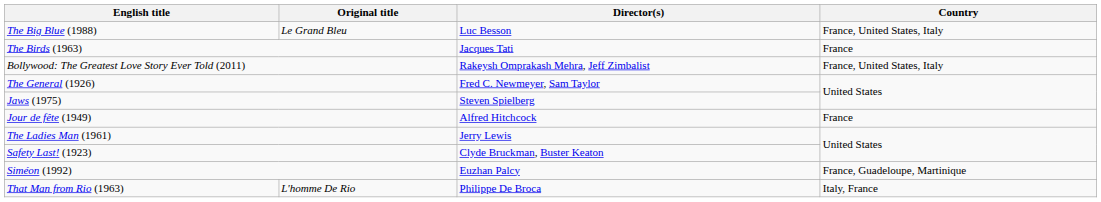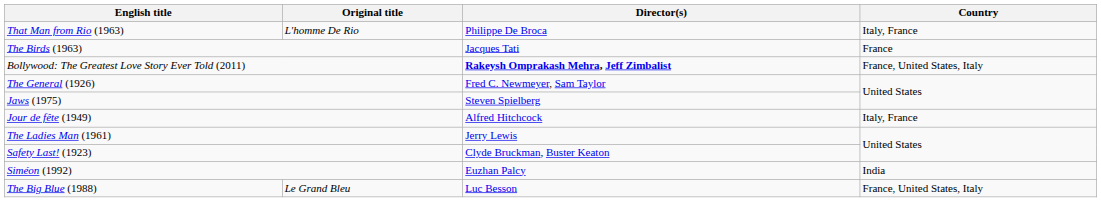rows swapped: (52, 30) <-> (65, 188)
(555, 65) normal -> (568, 65) bold
(838, 118) France -> (890, 118) Italy, France
(895, 170) France, Guadeloupe, Martinique -> (874, 170) India
